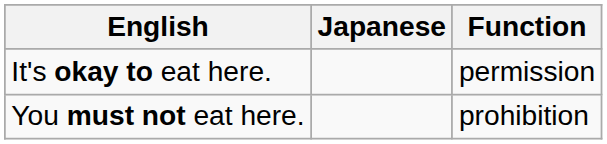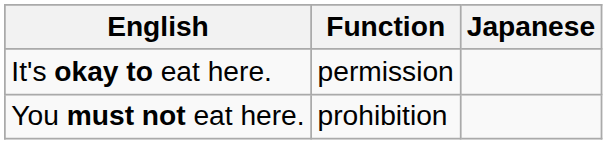columns swapped: (382, 26) <-> (527, 26)
